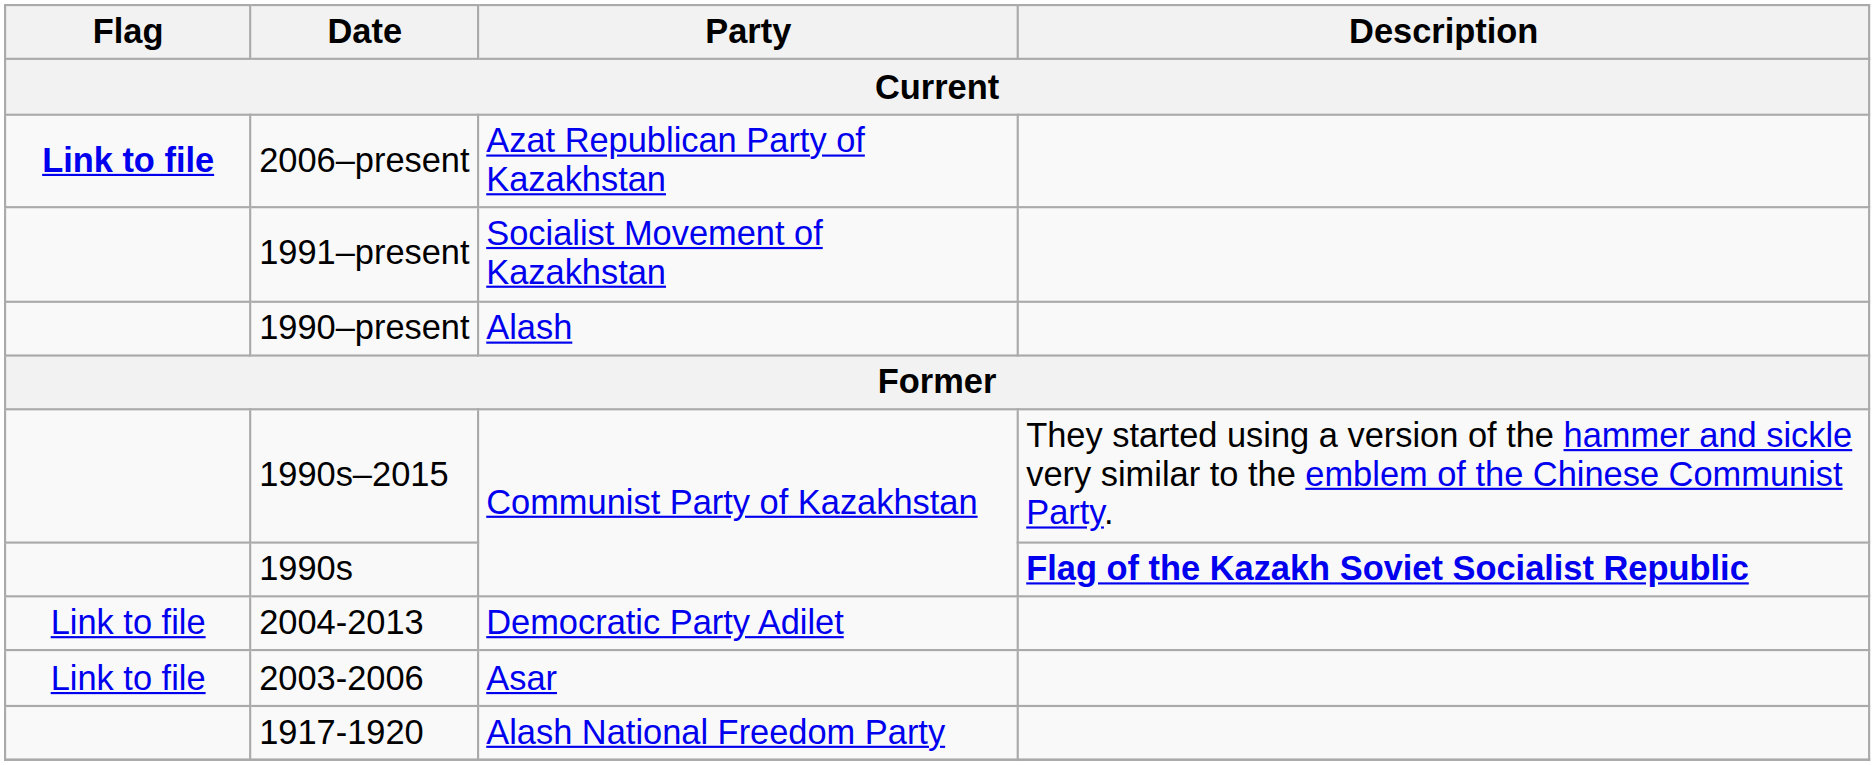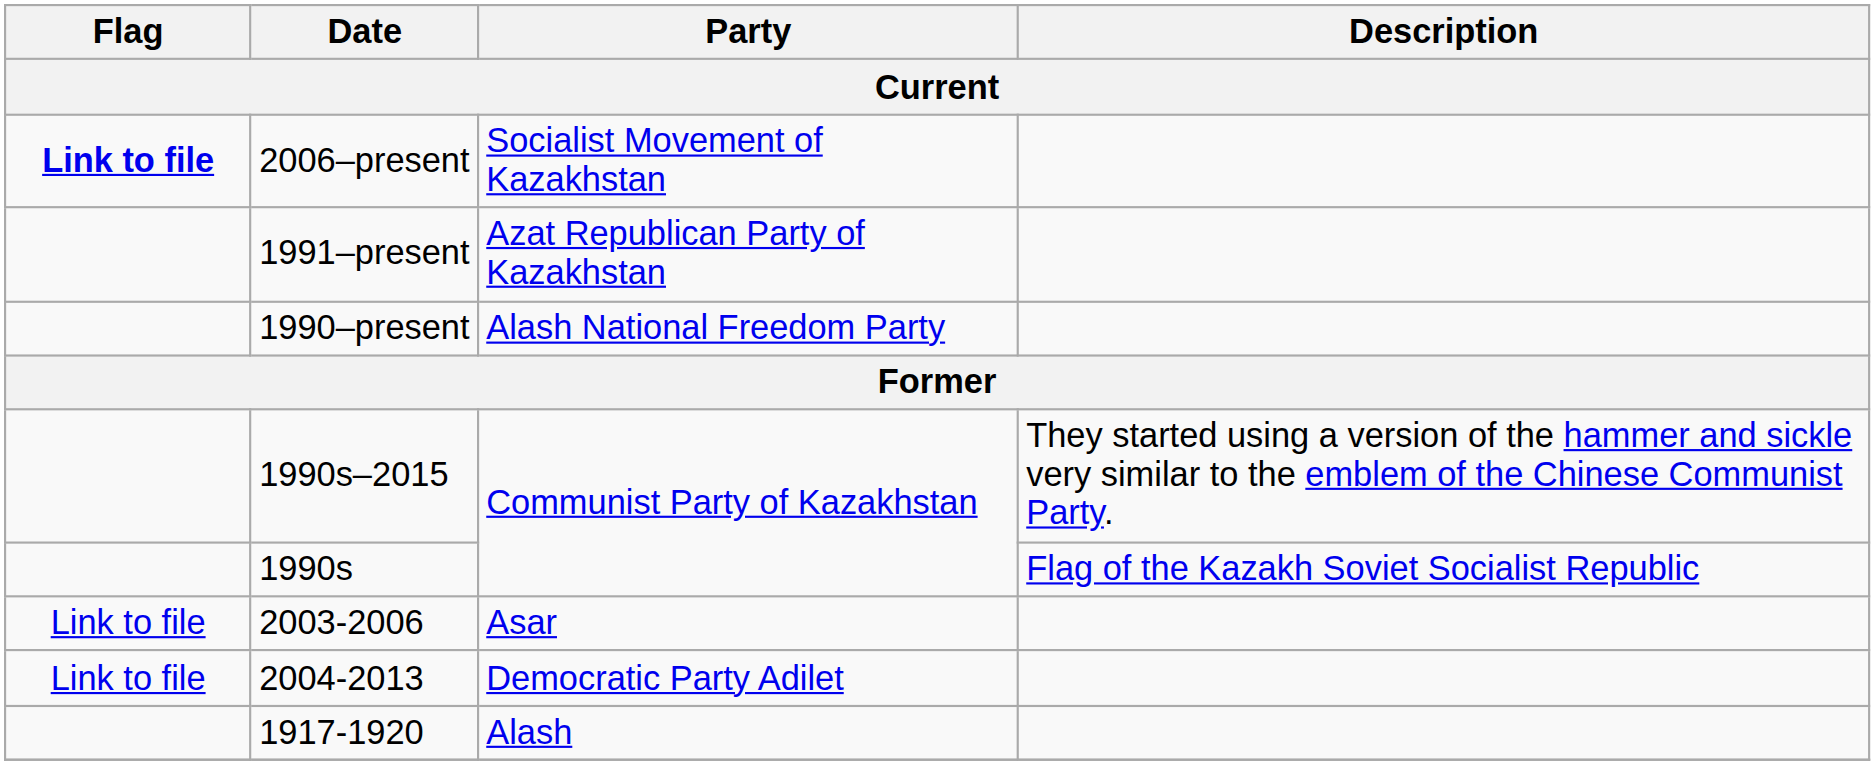(676, 160) Azat Republican Party of Kazakhstan -> (654, 160) Socialist Movement of Kazakhstan
(654, 253) Socialist Movement of Kazakhstan -> (676, 253) Azat Republican Party of Kazakhstan
(529, 327) Alash -> (716, 327) Alash National Freedom Party
(1388, 568) bold -> (1363, 568) normal
rows swapped: (341, 677) <-> (341, 623)
(716, 732) Alash National Freedom Party -> (529, 732) Alash
